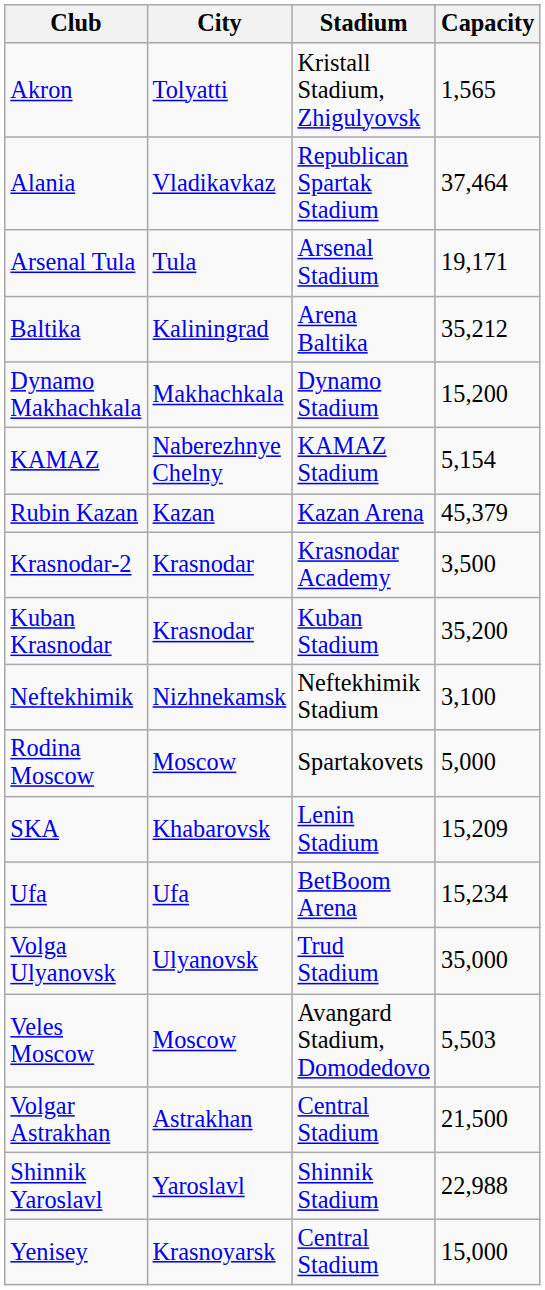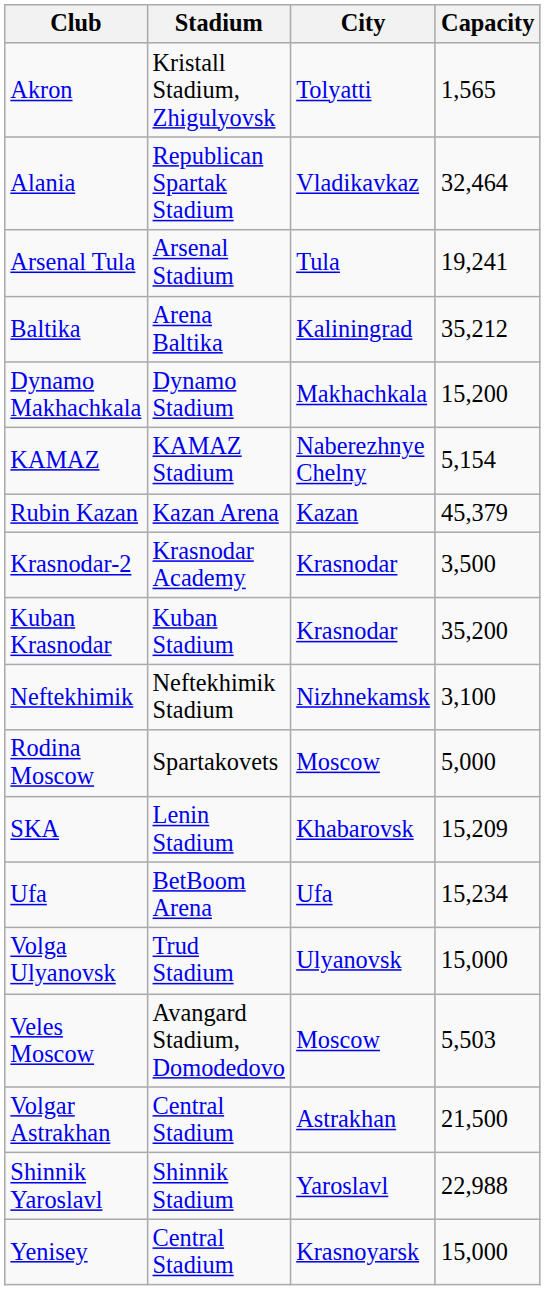columns swapped: (219, 23) <-> (364, 23)
(475, 183) 37,464 -> (475, 183) 32,464
(475, 262) 19,171 -> (475, 262) 19,241
(475, 960) 35,000 -> (475, 960) 15,000
